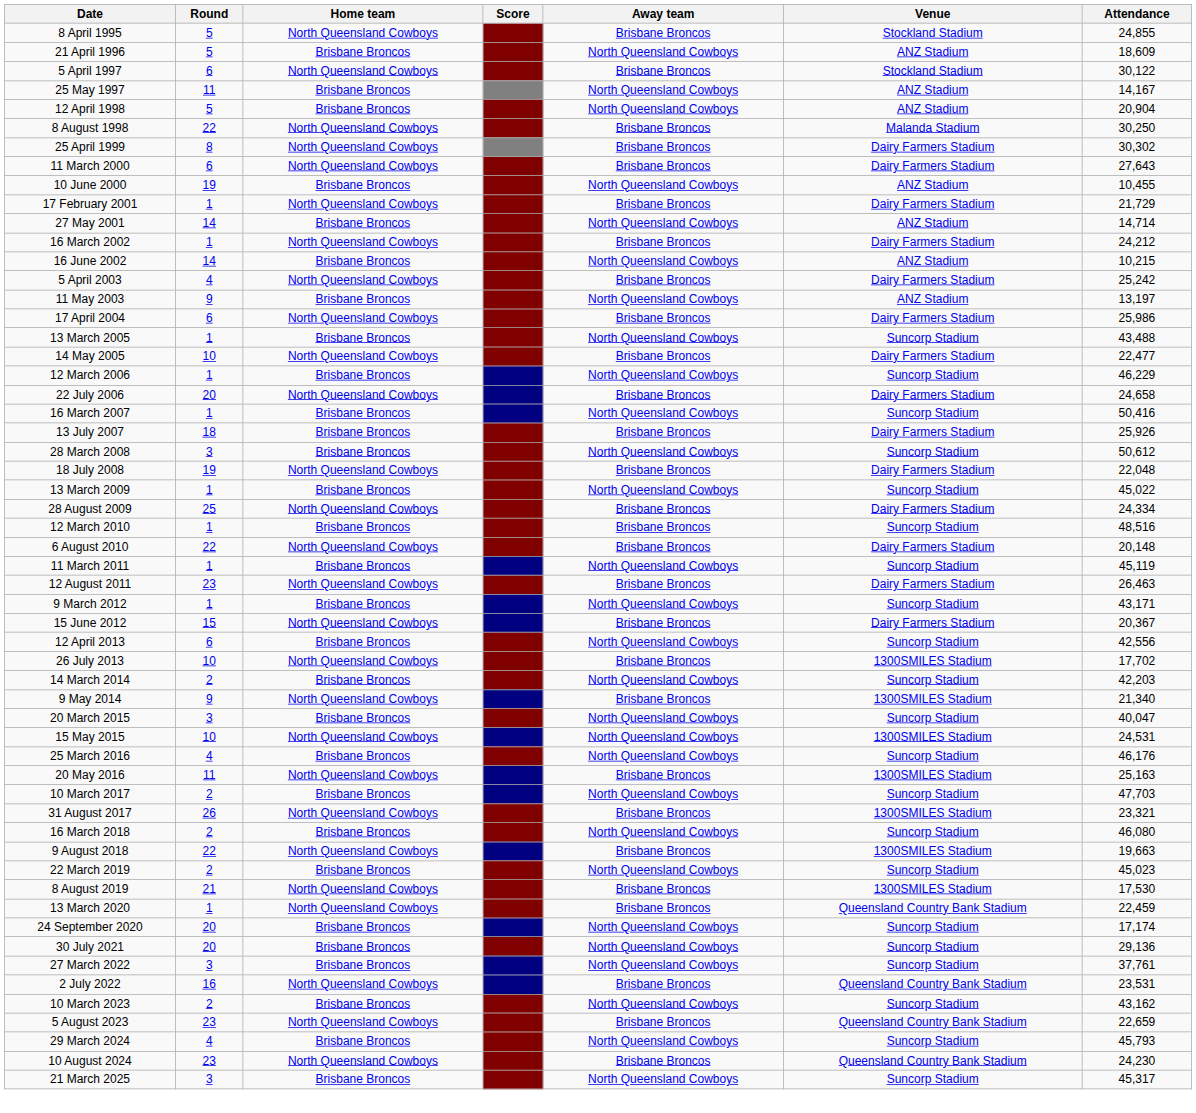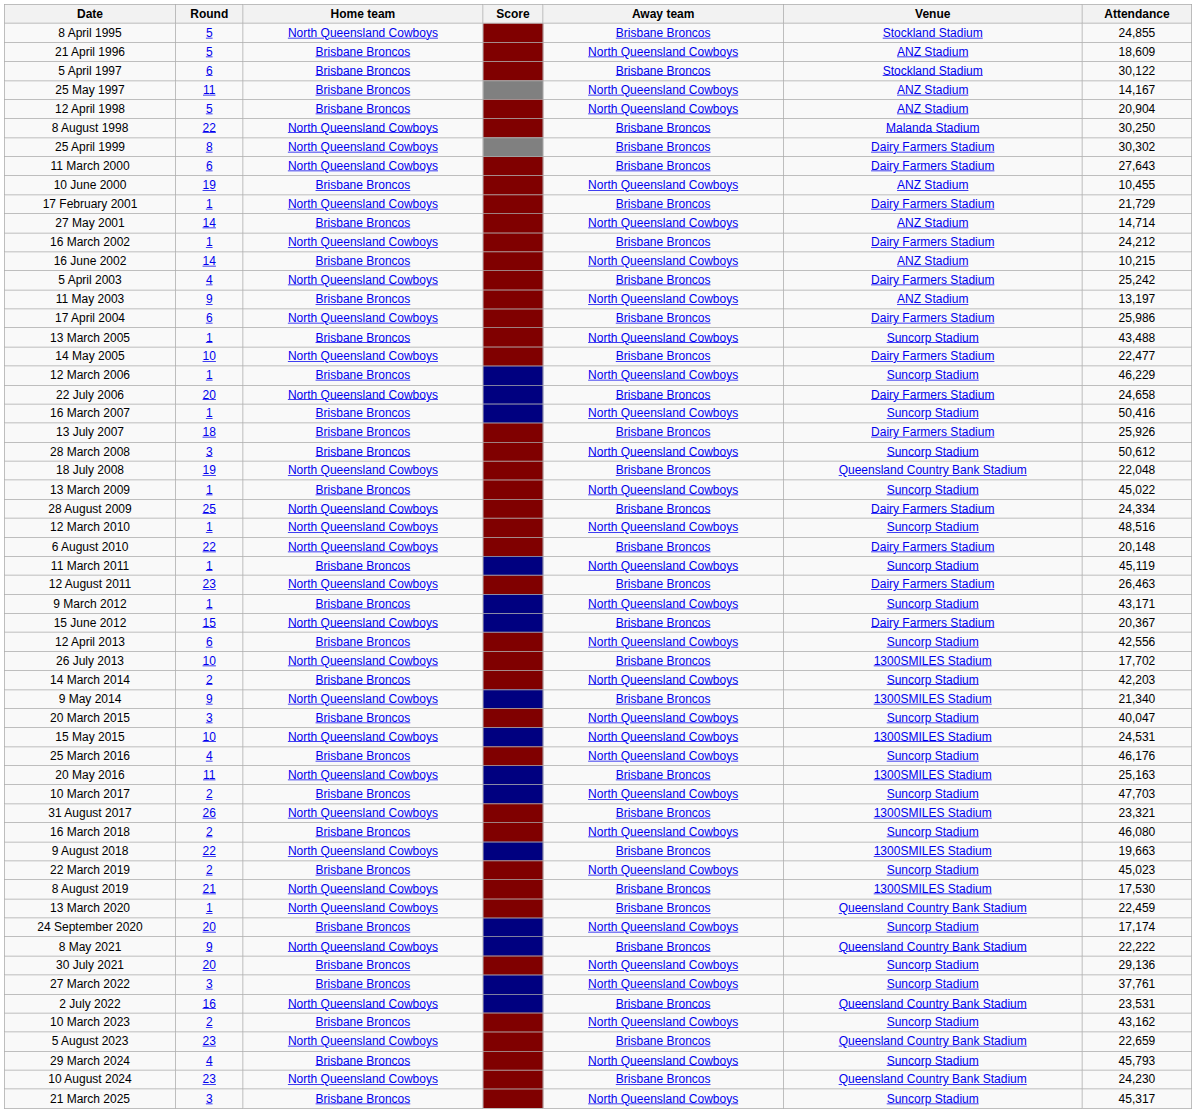(363, 71) North Queensland Cowboys -> (363, 71) Brisbane Broncos
(933, 470) Dairy Farmers Stadium -> (933, 470) Queensland Country Bank Stadium
(363, 527) Brisbane Broncos -> (363, 527) North Queensland Cowboys
(663, 527) Brisbane Broncos -> (663, 527) North Queensland Cowboys
+ row: (90, 946)
